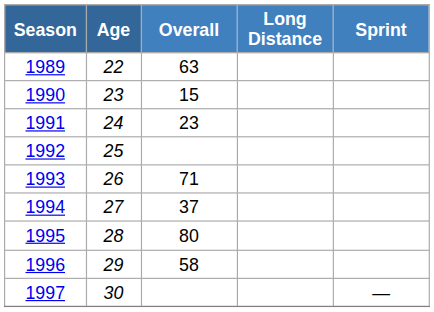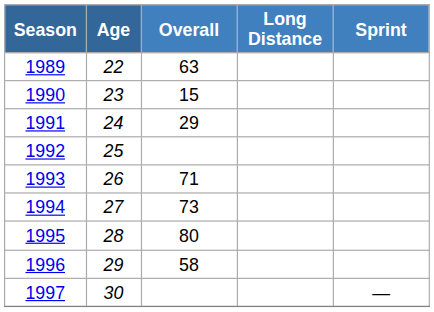(189, 123) 23 -> (189, 123) 29
(189, 208) 37 -> (189, 208) 73
